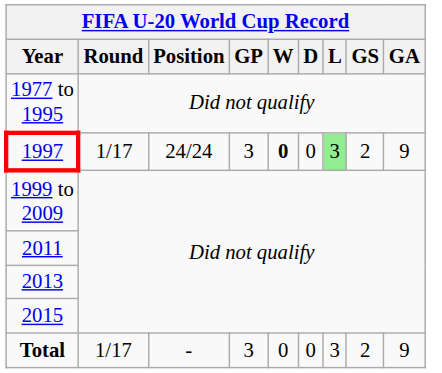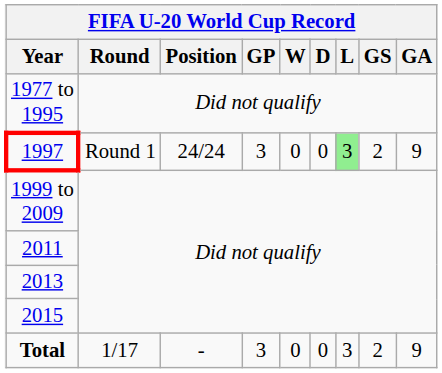(114, 151) 1/17 -> (120, 151) Round 1
(283, 151) bold -> (295, 151) normal
